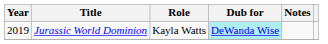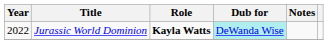(18, 30) 2019 -> (18, 30) 2022
(179, 30) normal -> (181, 30) bold
